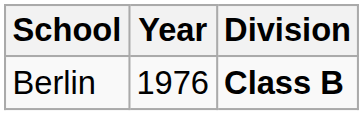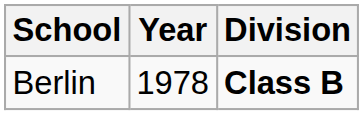(173, 82) 1976 -> (173, 82) 1978
